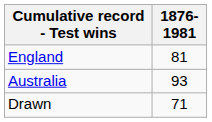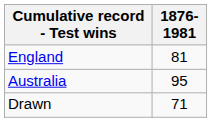(179, 81) 93 -> (179, 81) 95
